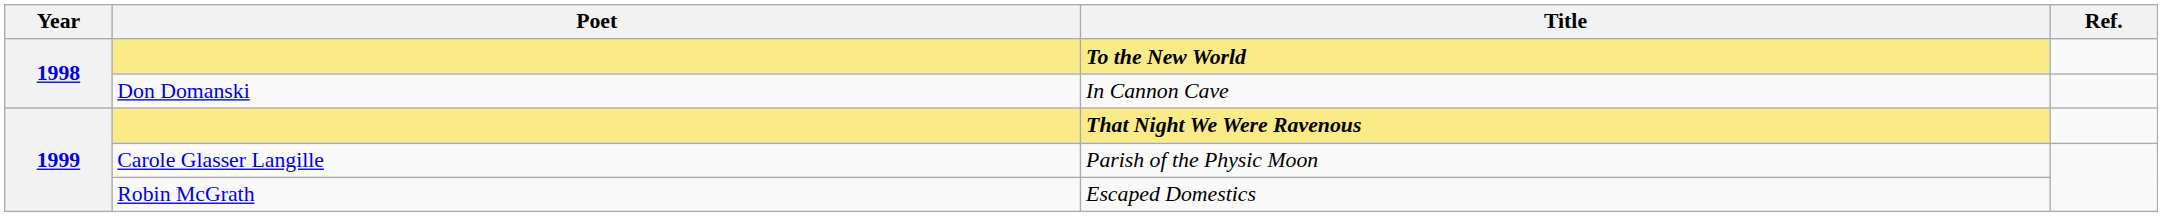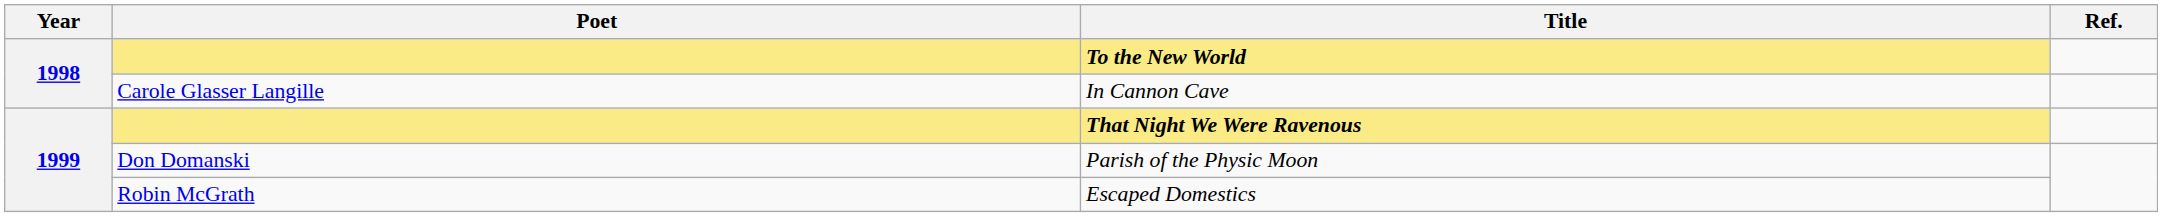(184, 90) Don Domanski -> (221, 90) Carole Glasser Langille
(221, 159) Carole Glasser Langille -> (184, 159) Don Domanski
